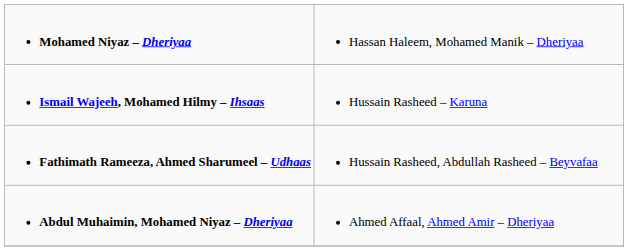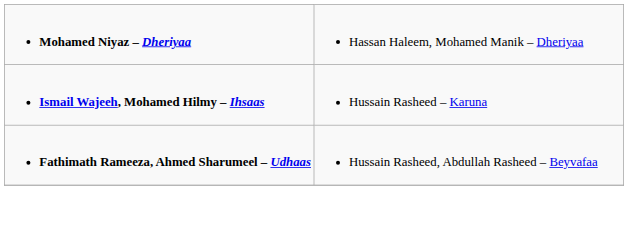- row: (159, 223)
